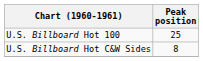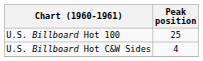(176, 49) 8 -> (176, 49) 4
